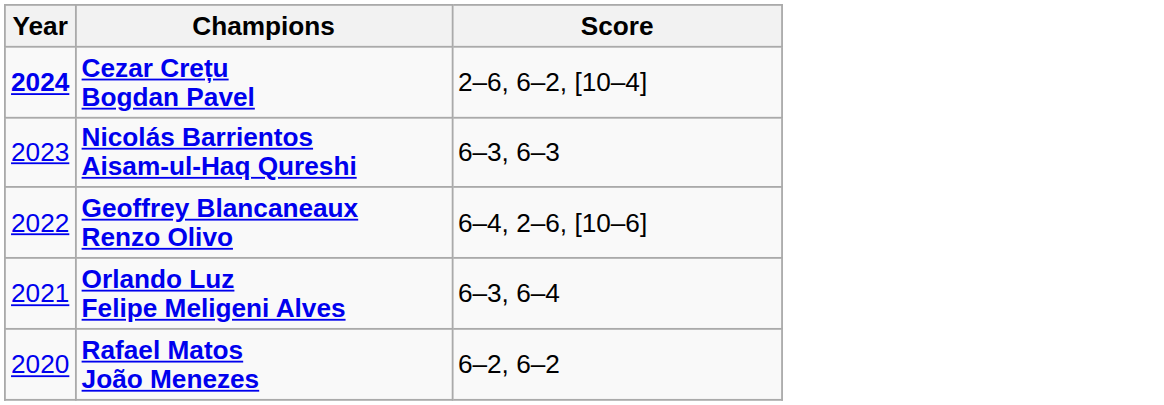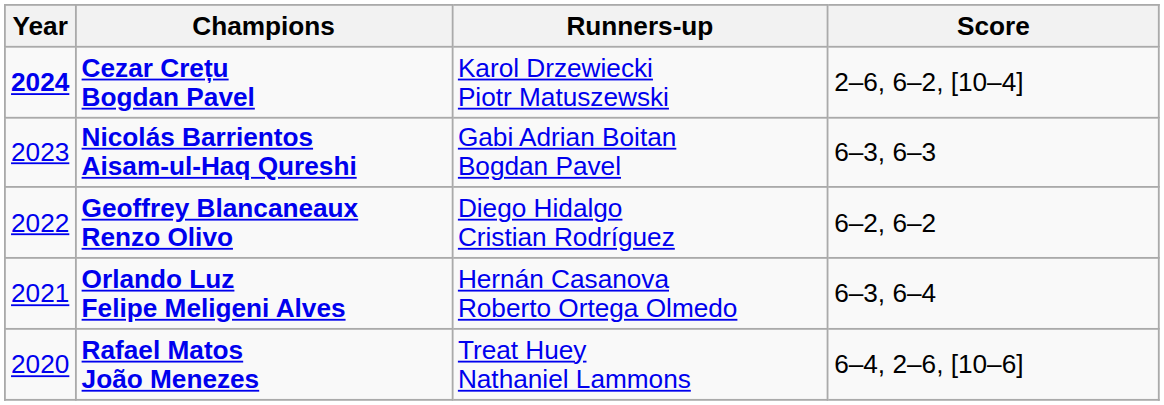+ column: (640, 26)
(553, 223) 6–4, 2–6, [10–6] -> (885, 223) 6–2, 6–2
(509, 364) 6–2, 6–2 -> (929, 364) 6–4, 2–6, [10–6]
